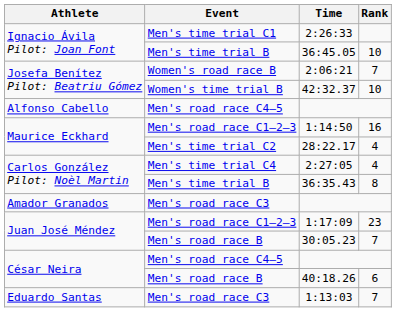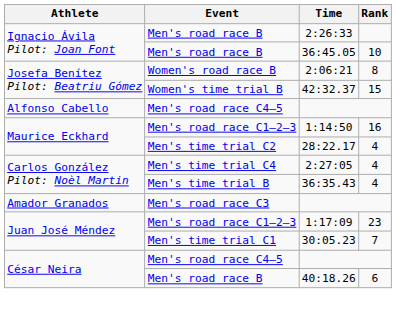(212, 32) Men's time trial C1 -> (205, 32) Men's road race B
(209, 51) Men's time trial B -> (205, 51) Men's road race B
(375, 70) 7 -> (375, 70) 8
(375, 89) 10 -> (375, 89) 15
(375, 183) 8 -> (375, 183) 4
(205, 240) Men's road race B -> (212, 240) Men's time trial C1
- row: (54, 297)
